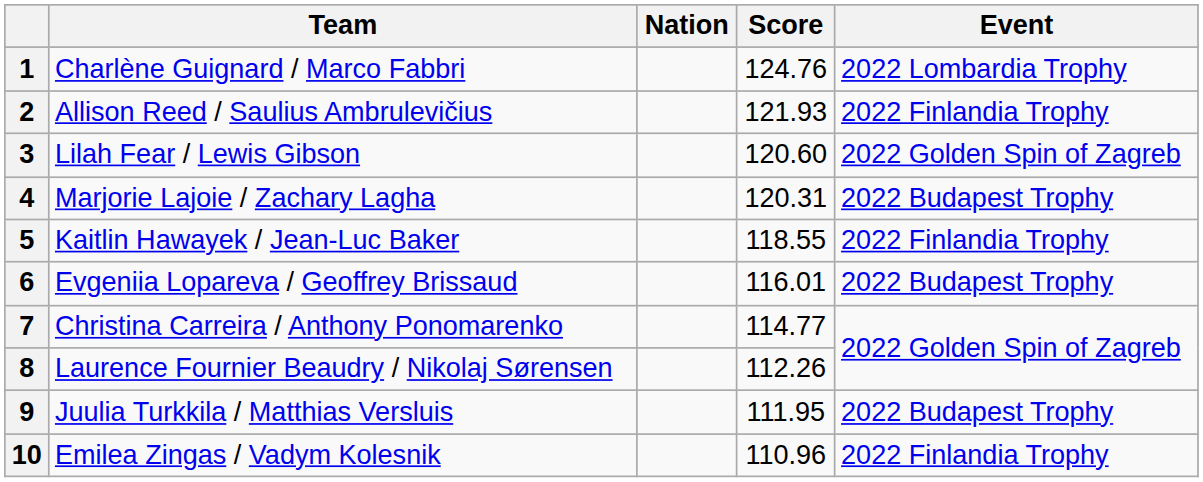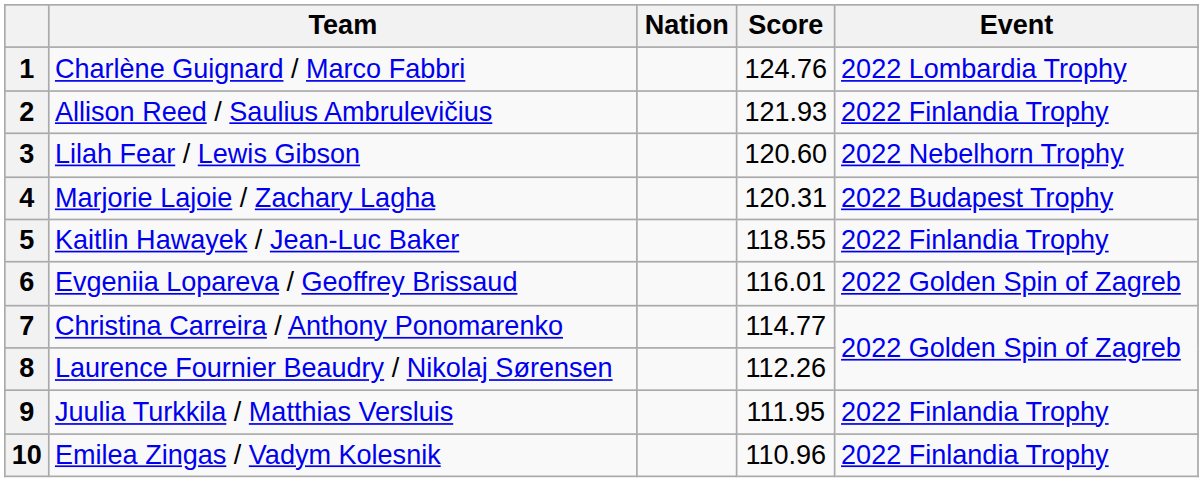(1011, 154) 2022 Golden Spin of Zagreb -> (982, 154) 2022 Nebelhorn Trophy
(977, 283) 2022 Budapest Trophy -> (1011, 283) 2022 Golden Spin of Zagreb
(977, 411) 2022 Budapest Trophy -> (975, 411) 2022 Finlandia Trophy
